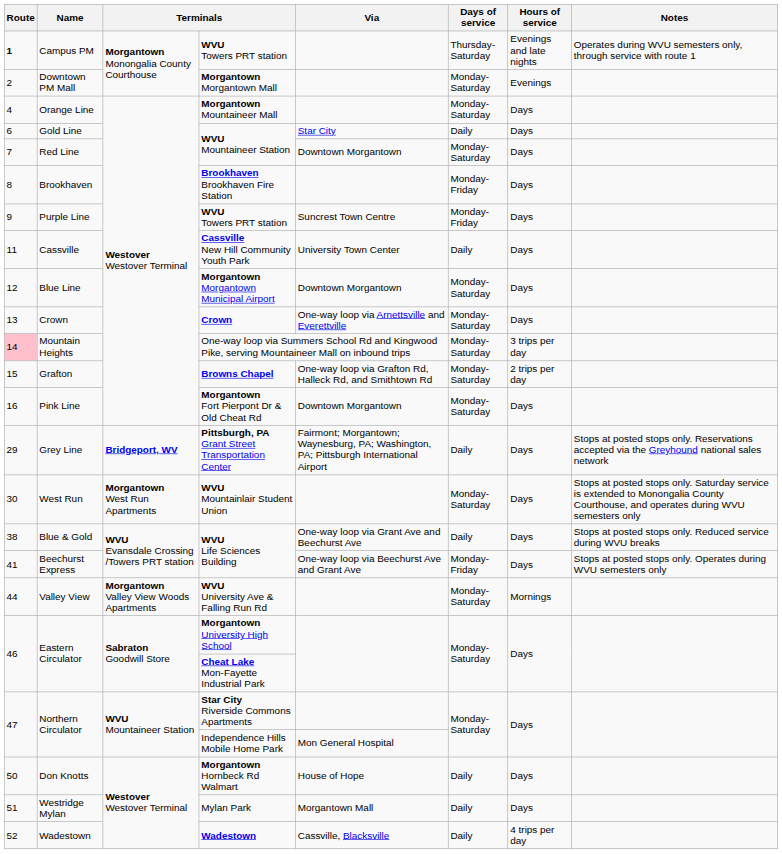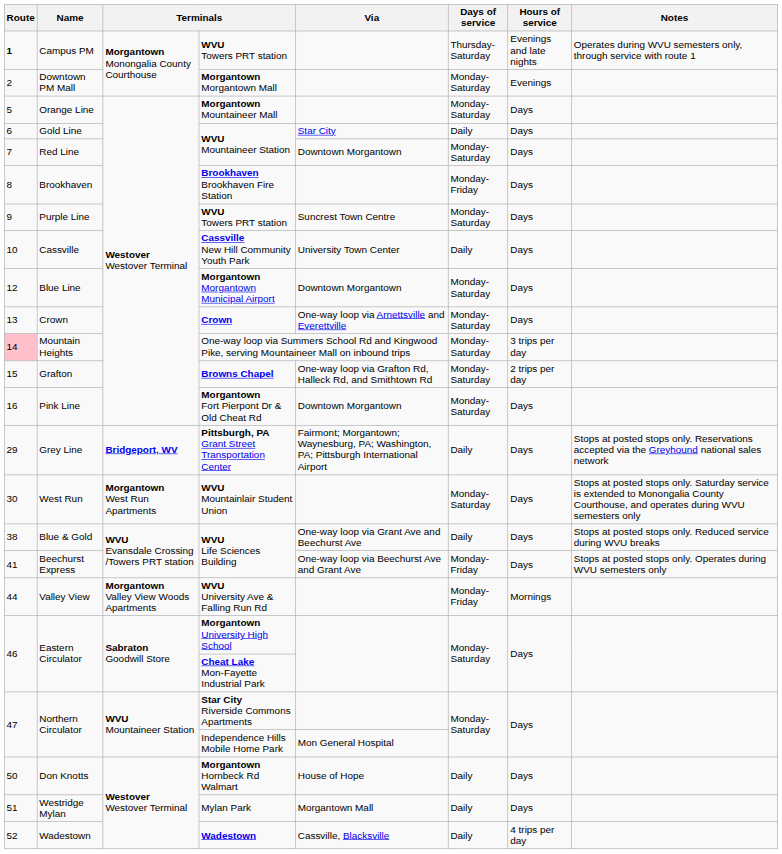(9, 109) 4 -> (9, 109) 5
(470, 217) Monday-Friday -> (470, 217) Monday-Saturday
(12, 249) 11 -> (12, 249) 10
(470, 596) Monday-Saturday -> (470, 596) Monday-Friday
